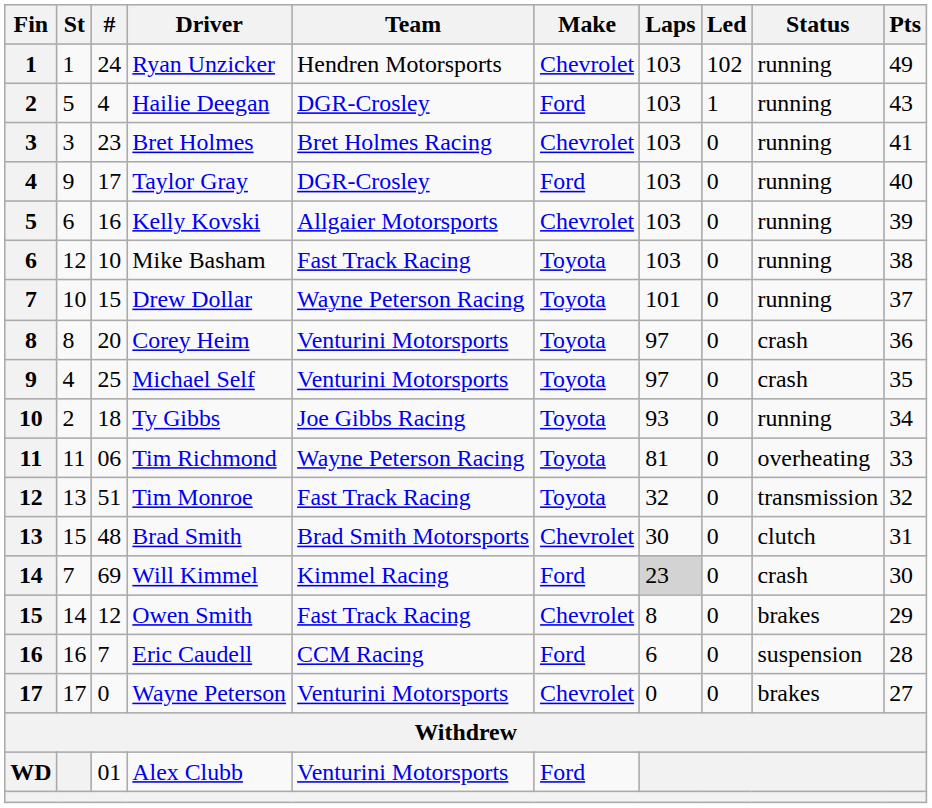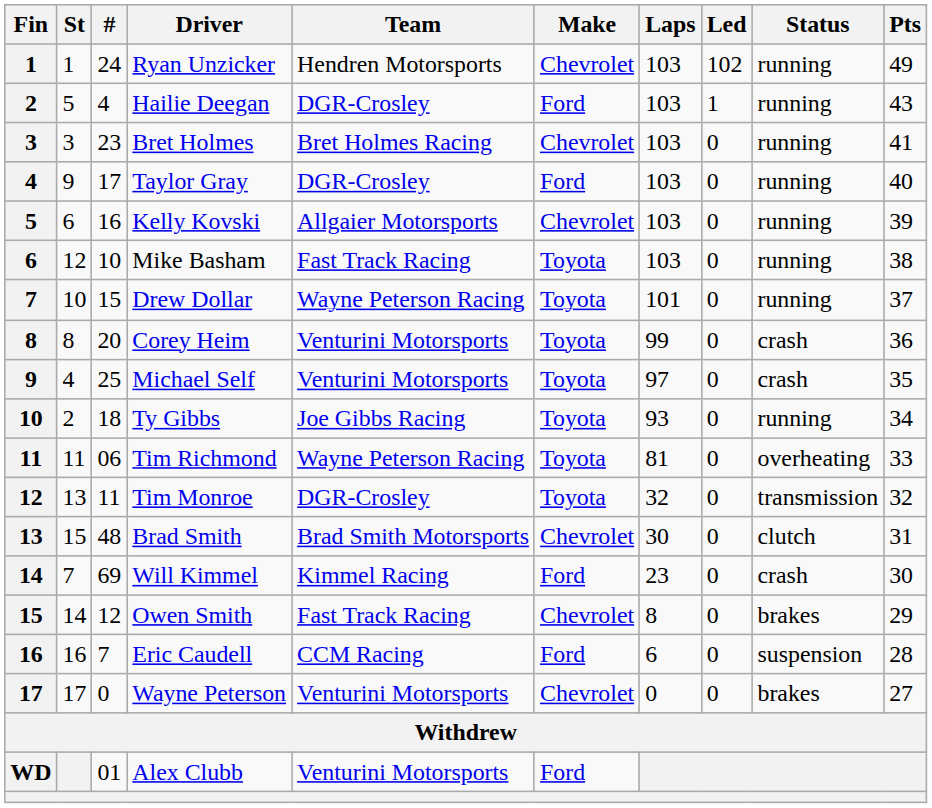(657, 339) 97 -> (657, 339) 99
(109, 496) 51 -> (109, 496) 11
(384, 496) Fast Track Racing -> (363, 496) DGR-Crosley
(657, 575) lightgrey background -> (657, 575) no background
